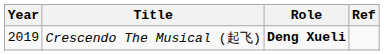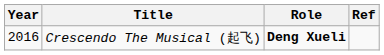(23, 38) 2019 -> (23, 38) 2016
